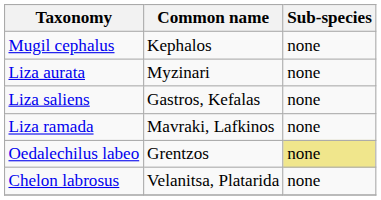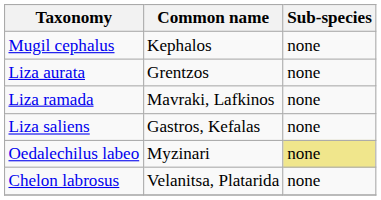(178, 72) Myzinari -> (178, 72) Grentzos
rows swapped: (49, 99) <-> (51, 126)
(178, 153) Grentzos -> (178, 153) Myzinari
